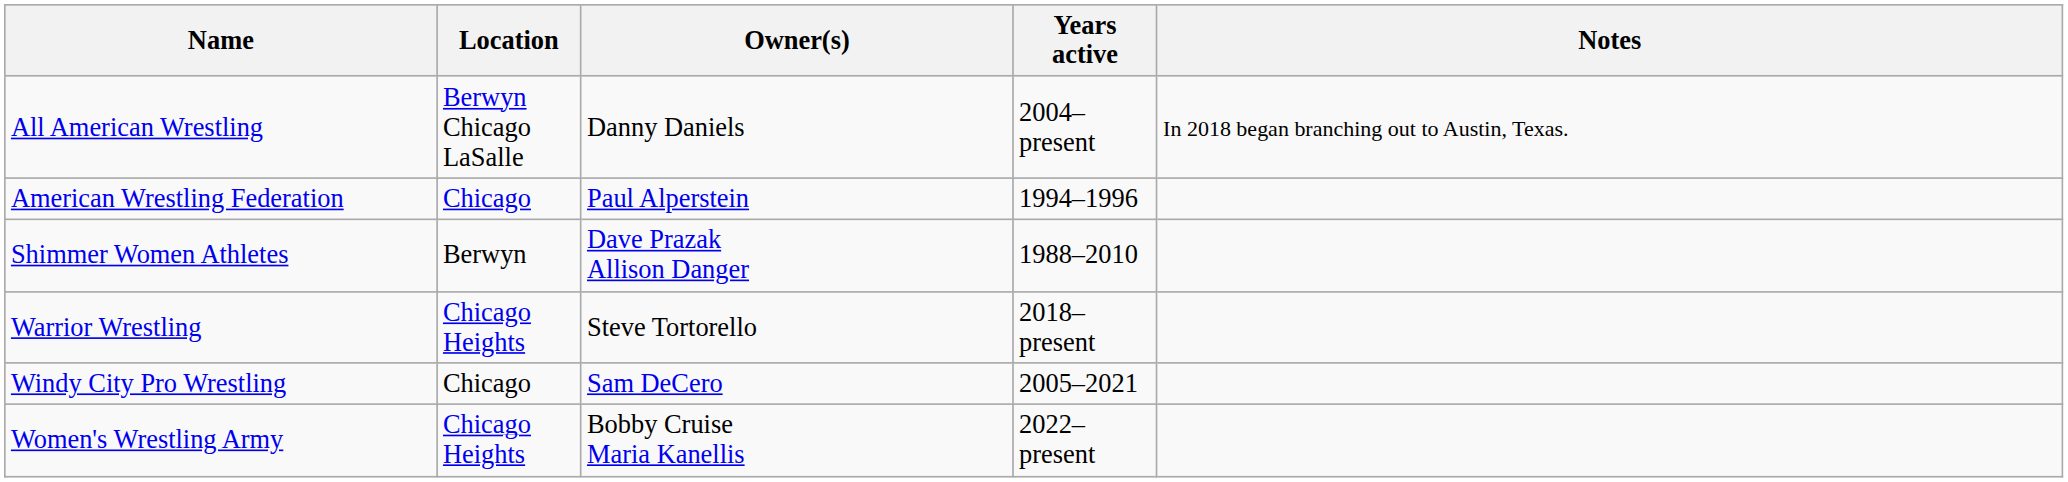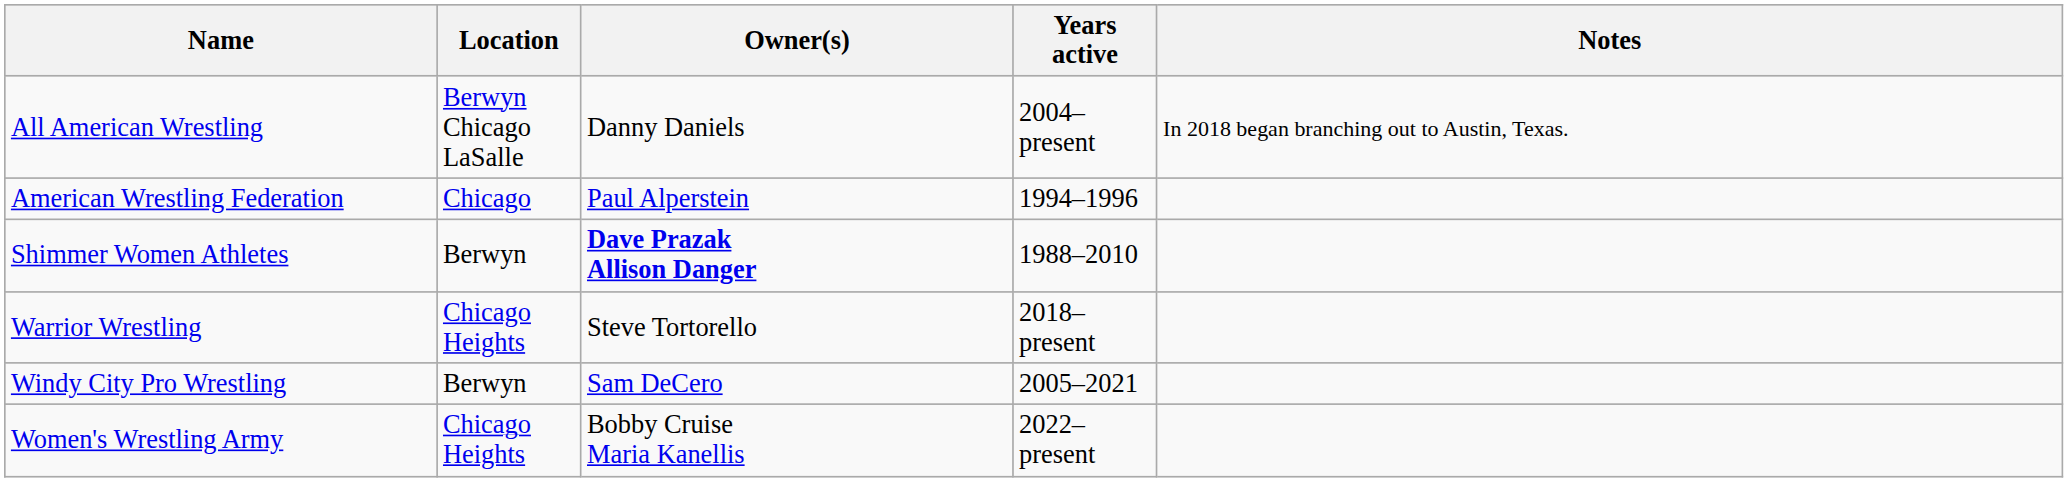(668, 254) normal -> (672, 254) bold
(487, 383) Chicago -> (485, 383) Berwyn
